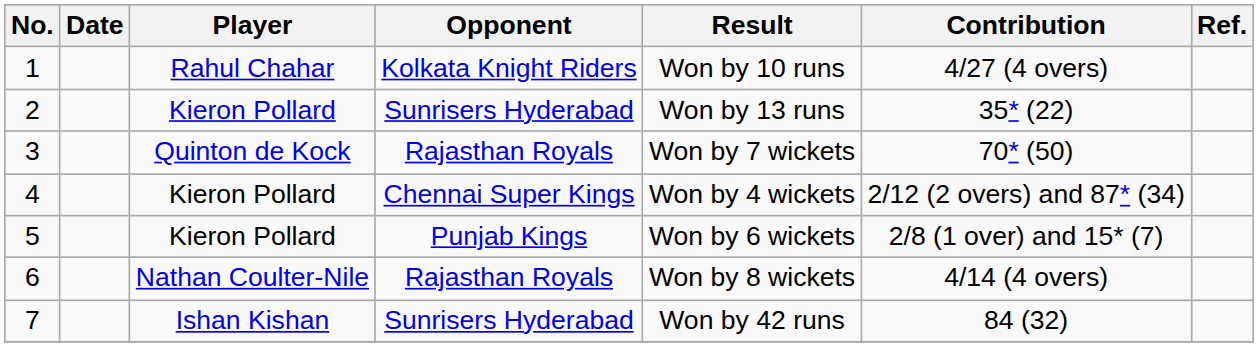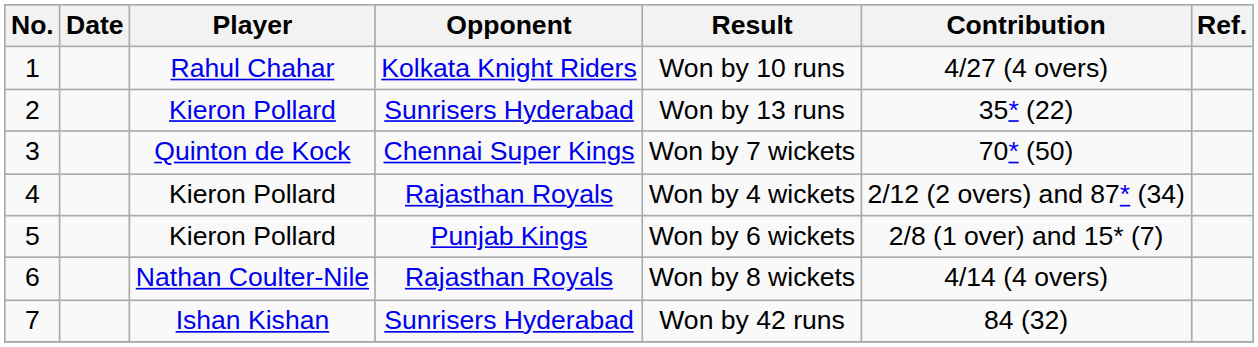(509, 151) Rajasthan Royals -> (509, 151) Chennai Super Kings
(509, 194) Chennai Super Kings -> (509, 194) Rajasthan Royals
